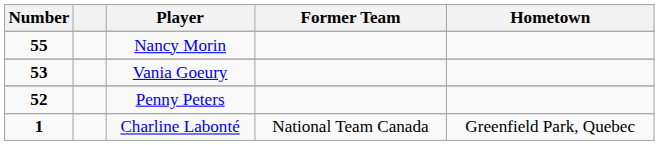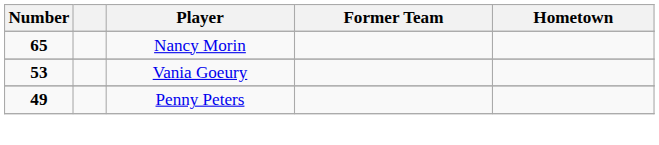(39, 45) 55 -> (39, 45) 65
(39, 99) 52 -> (39, 99) 49
- row: (180, 126)
